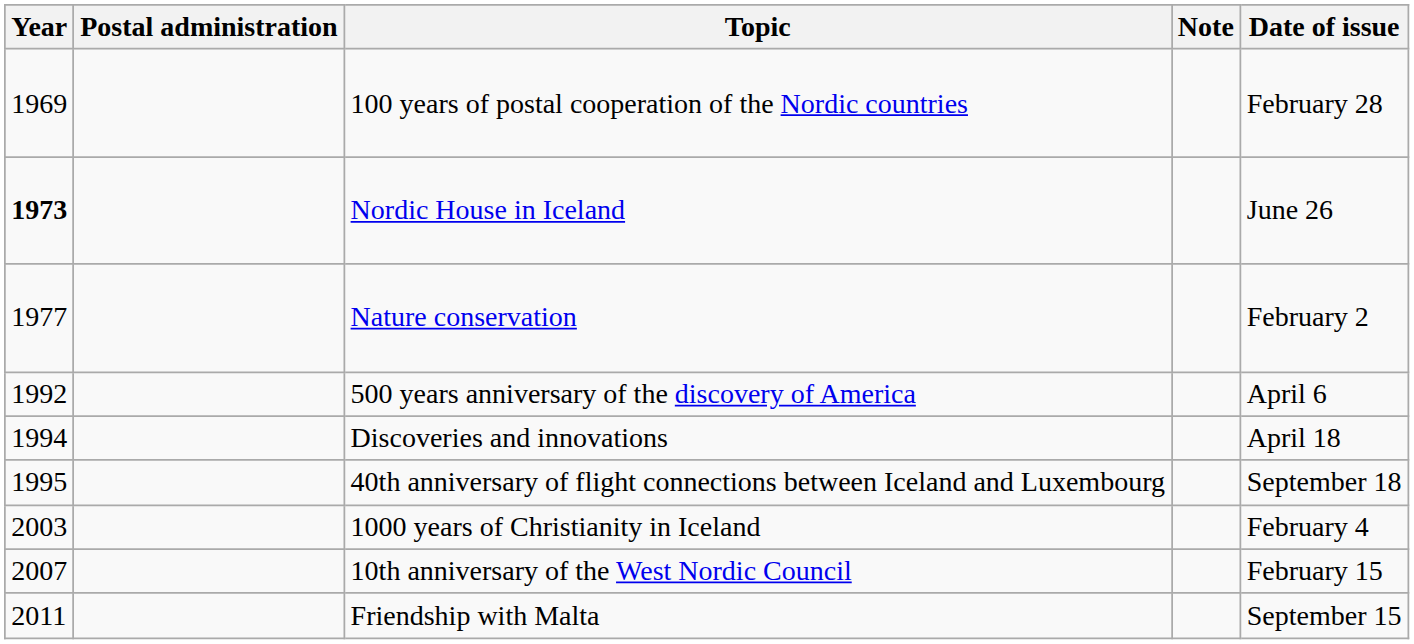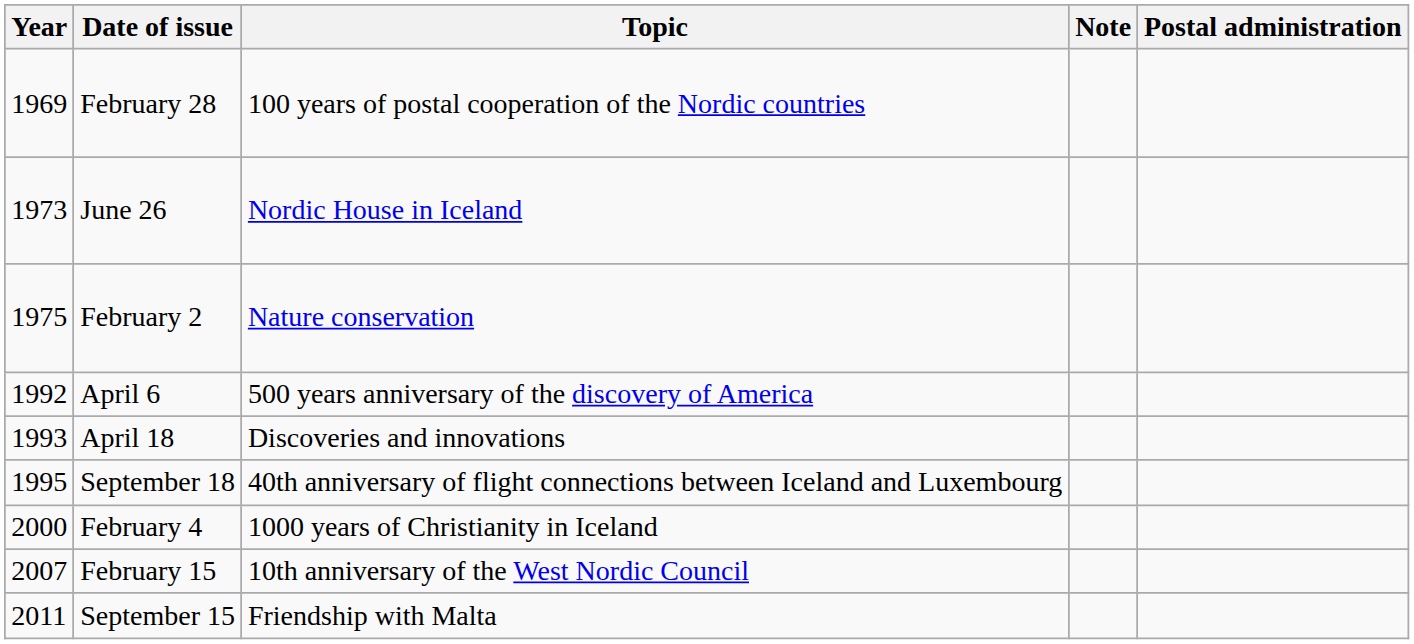columns swapped: (209, 26) <-> (1324, 26)
(39, 210) bold -> (39, 210) normal
(39, 317) 1977 -> (39, 317) 1975
(39, 437) 1994 -> (39, 437) 1993
(39, 526) 2003 -> (39, 526) 2000
